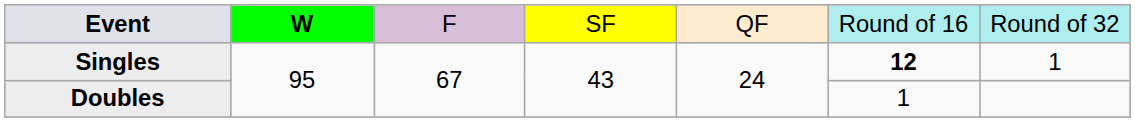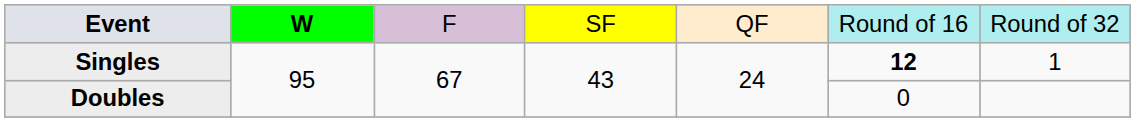(903, 99) 1 -> (903, 99) 0
